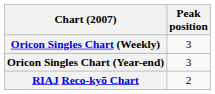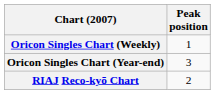(189, 44) 3 -> (189, 44) 1
